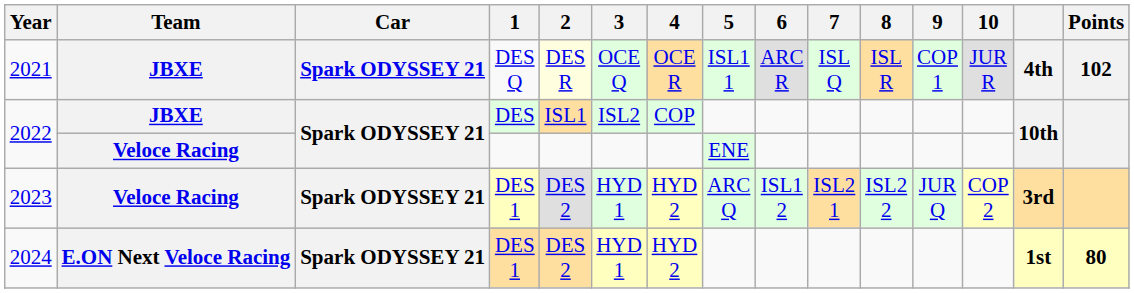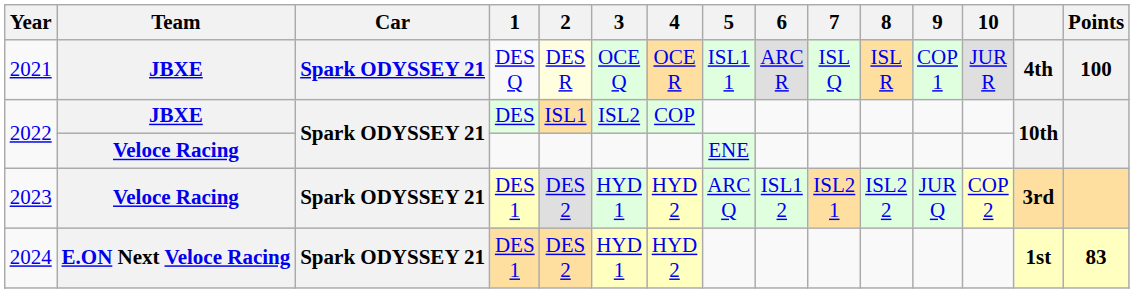(1096, 69) 102 -> (1096, 69) 100
(1096, 257) 80 -> (1096, 257) 83
